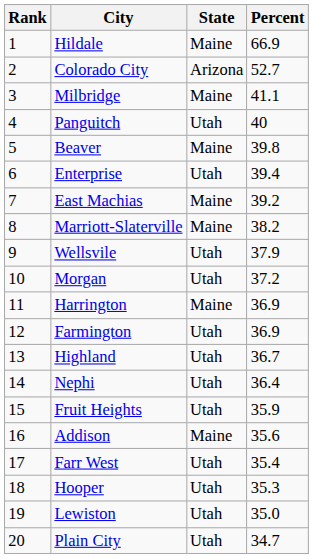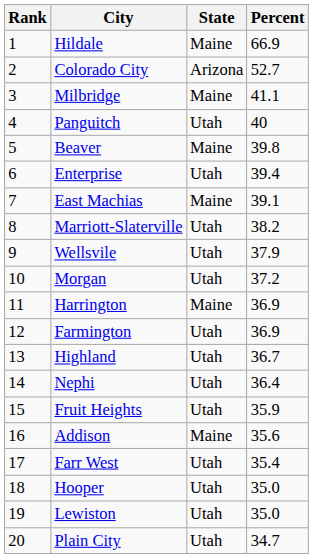(265, 200) 39.2 -> (265, 200) 39.1
(211, 226) Maine -> (206, 226) Utah
(265, 488) 35.3 -> (265, 488) 35.0
